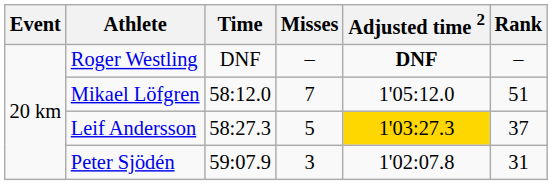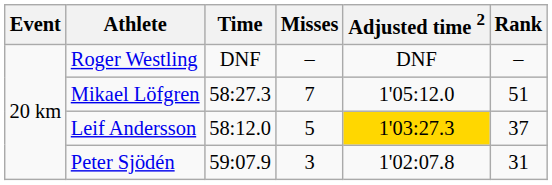(417, 60) bold -> (417, 60) normal
(240, 94) 58:12.0 -> (240, 94) 58:27.3
(240, 128) 58:27.3 -> (240, 128) 58:12.0
